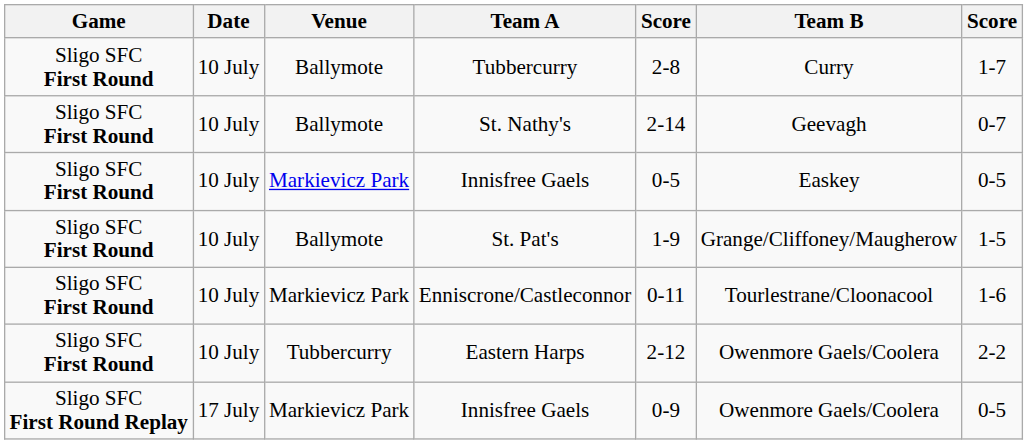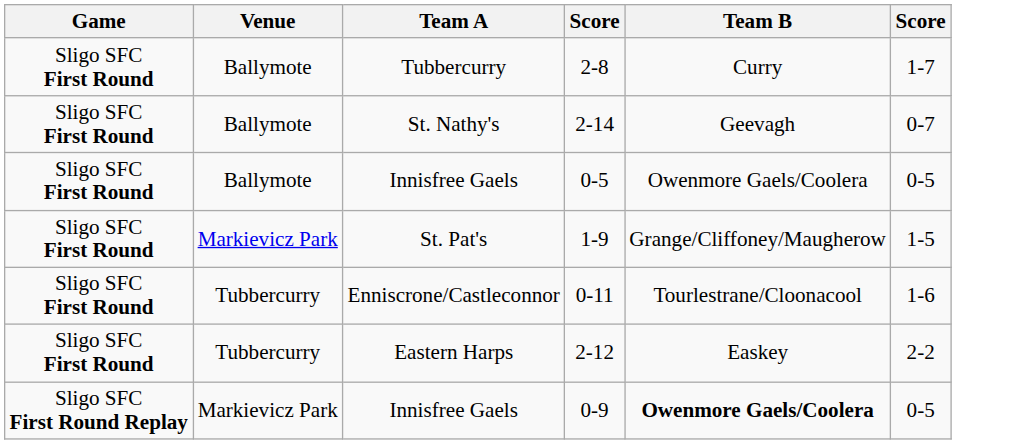- column: (228, 21)
(339, 181) Markievicz Park -> (268, 181) Ballymote
(829, 181) Easkey -> (758, 181) Owenmore Gaels/Coolera
(339, 238) Ballymote -> (268, 238) Markievicz Park
(339, 295) Markievicz Park -> (268, 295) Tubbercurry
(829, 352) Owenmore Gaels/Coolera -> (758, 352) Easkey
(829, 410) normal -> (758, 410) bold
